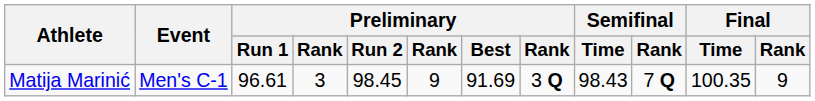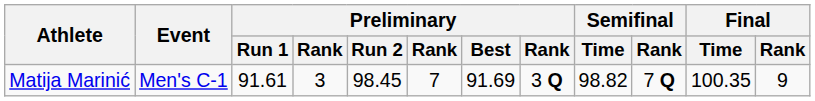(263, 81) 96.61 -> (263, 81) 91.61
(434, 81) 9 -> (434, 81) 7
(603, 81) 98.43 -> (603, 81) 98.82
